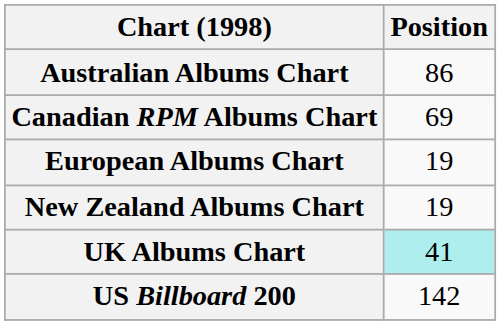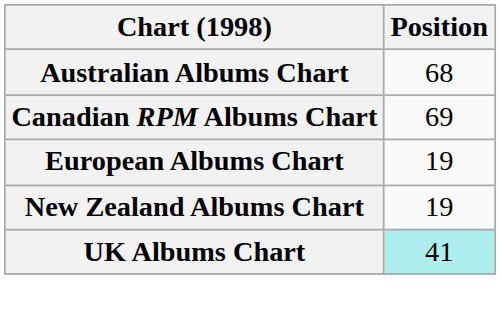(439, 71) 86 -> (439, 71) 68
- row: (194, 296)
